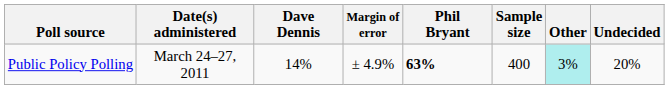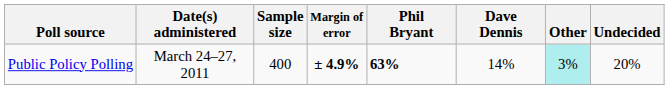columns swapped: (519, 24) <-> (298, 24)
(373, 64) normal -> (337, 64) bold
